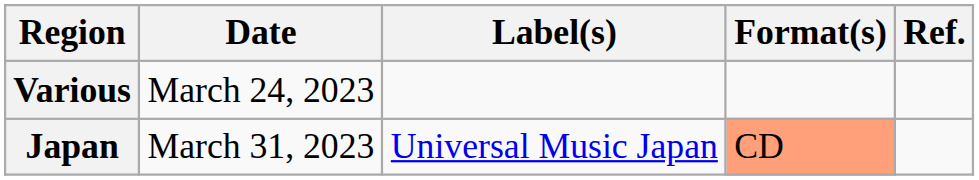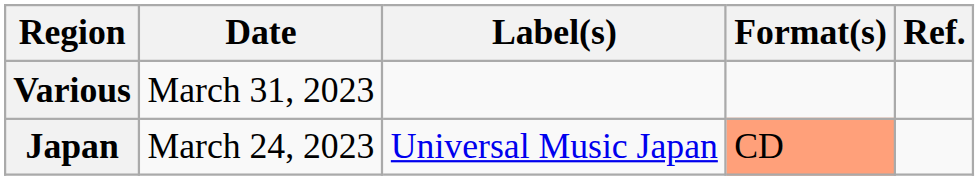(261, 89) March 24, 2023 -> (261, 89) March 31, 2023
(261, 145) March 31, 2023 -> (261, 145) March 24, 2023
